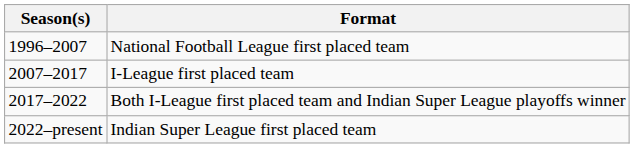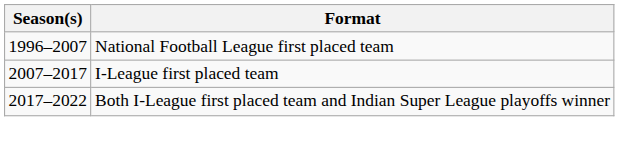- row: (243, 128)
